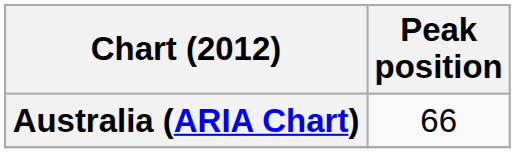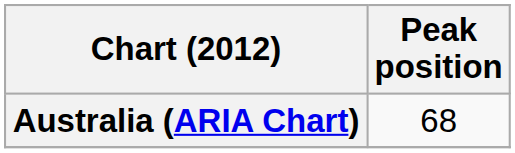(439, 119) 66 -> (439, 119) 68
